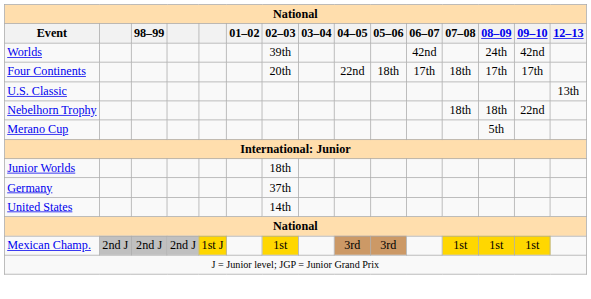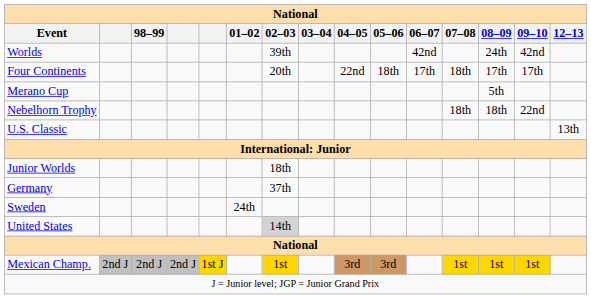rows swapped: (38, 129) <-> (37, 91)
+ row: (26, 206)
(280, 206) no background -> (280, 226) lightgrey background
